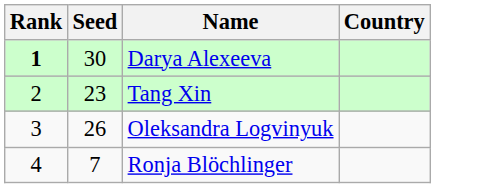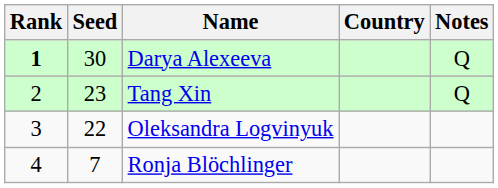+ column: (462, 22)
(95, 128) 26 -> (95, 128) 22
